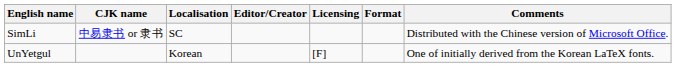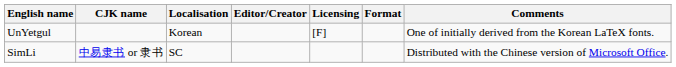rows swapped: (21, 33) <-> (29, 53)
